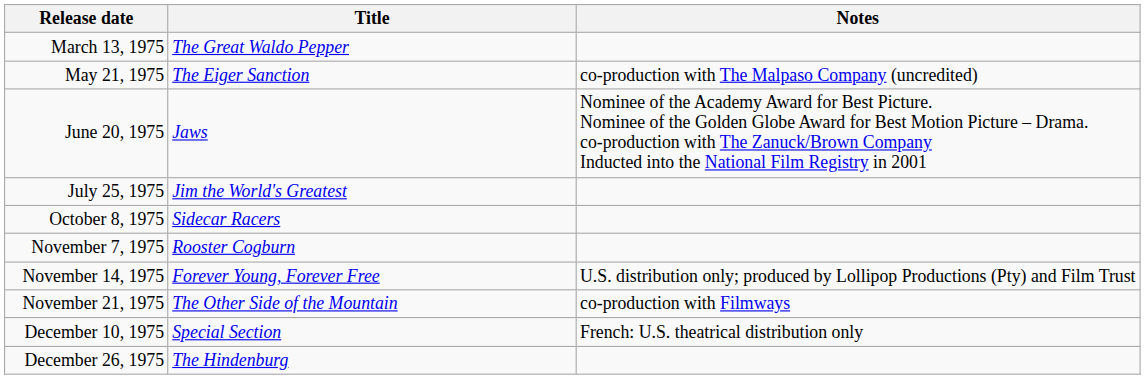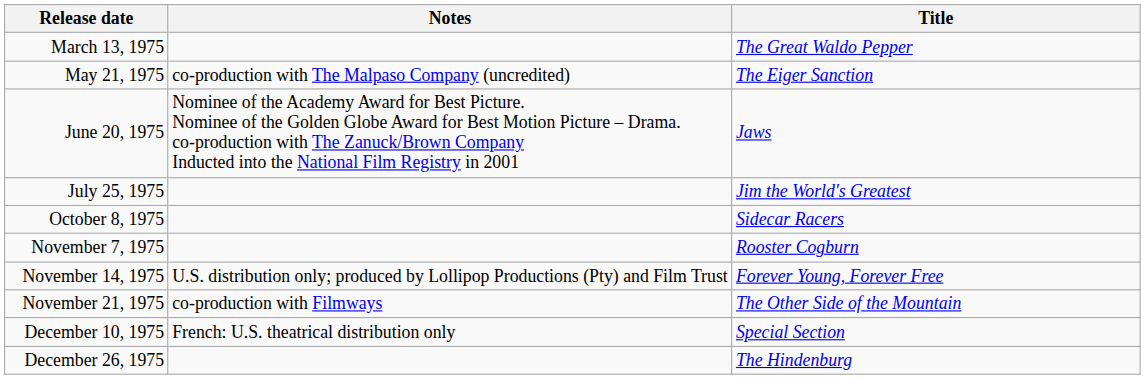columns swapped: (372, 18) <-> (858, 18)
